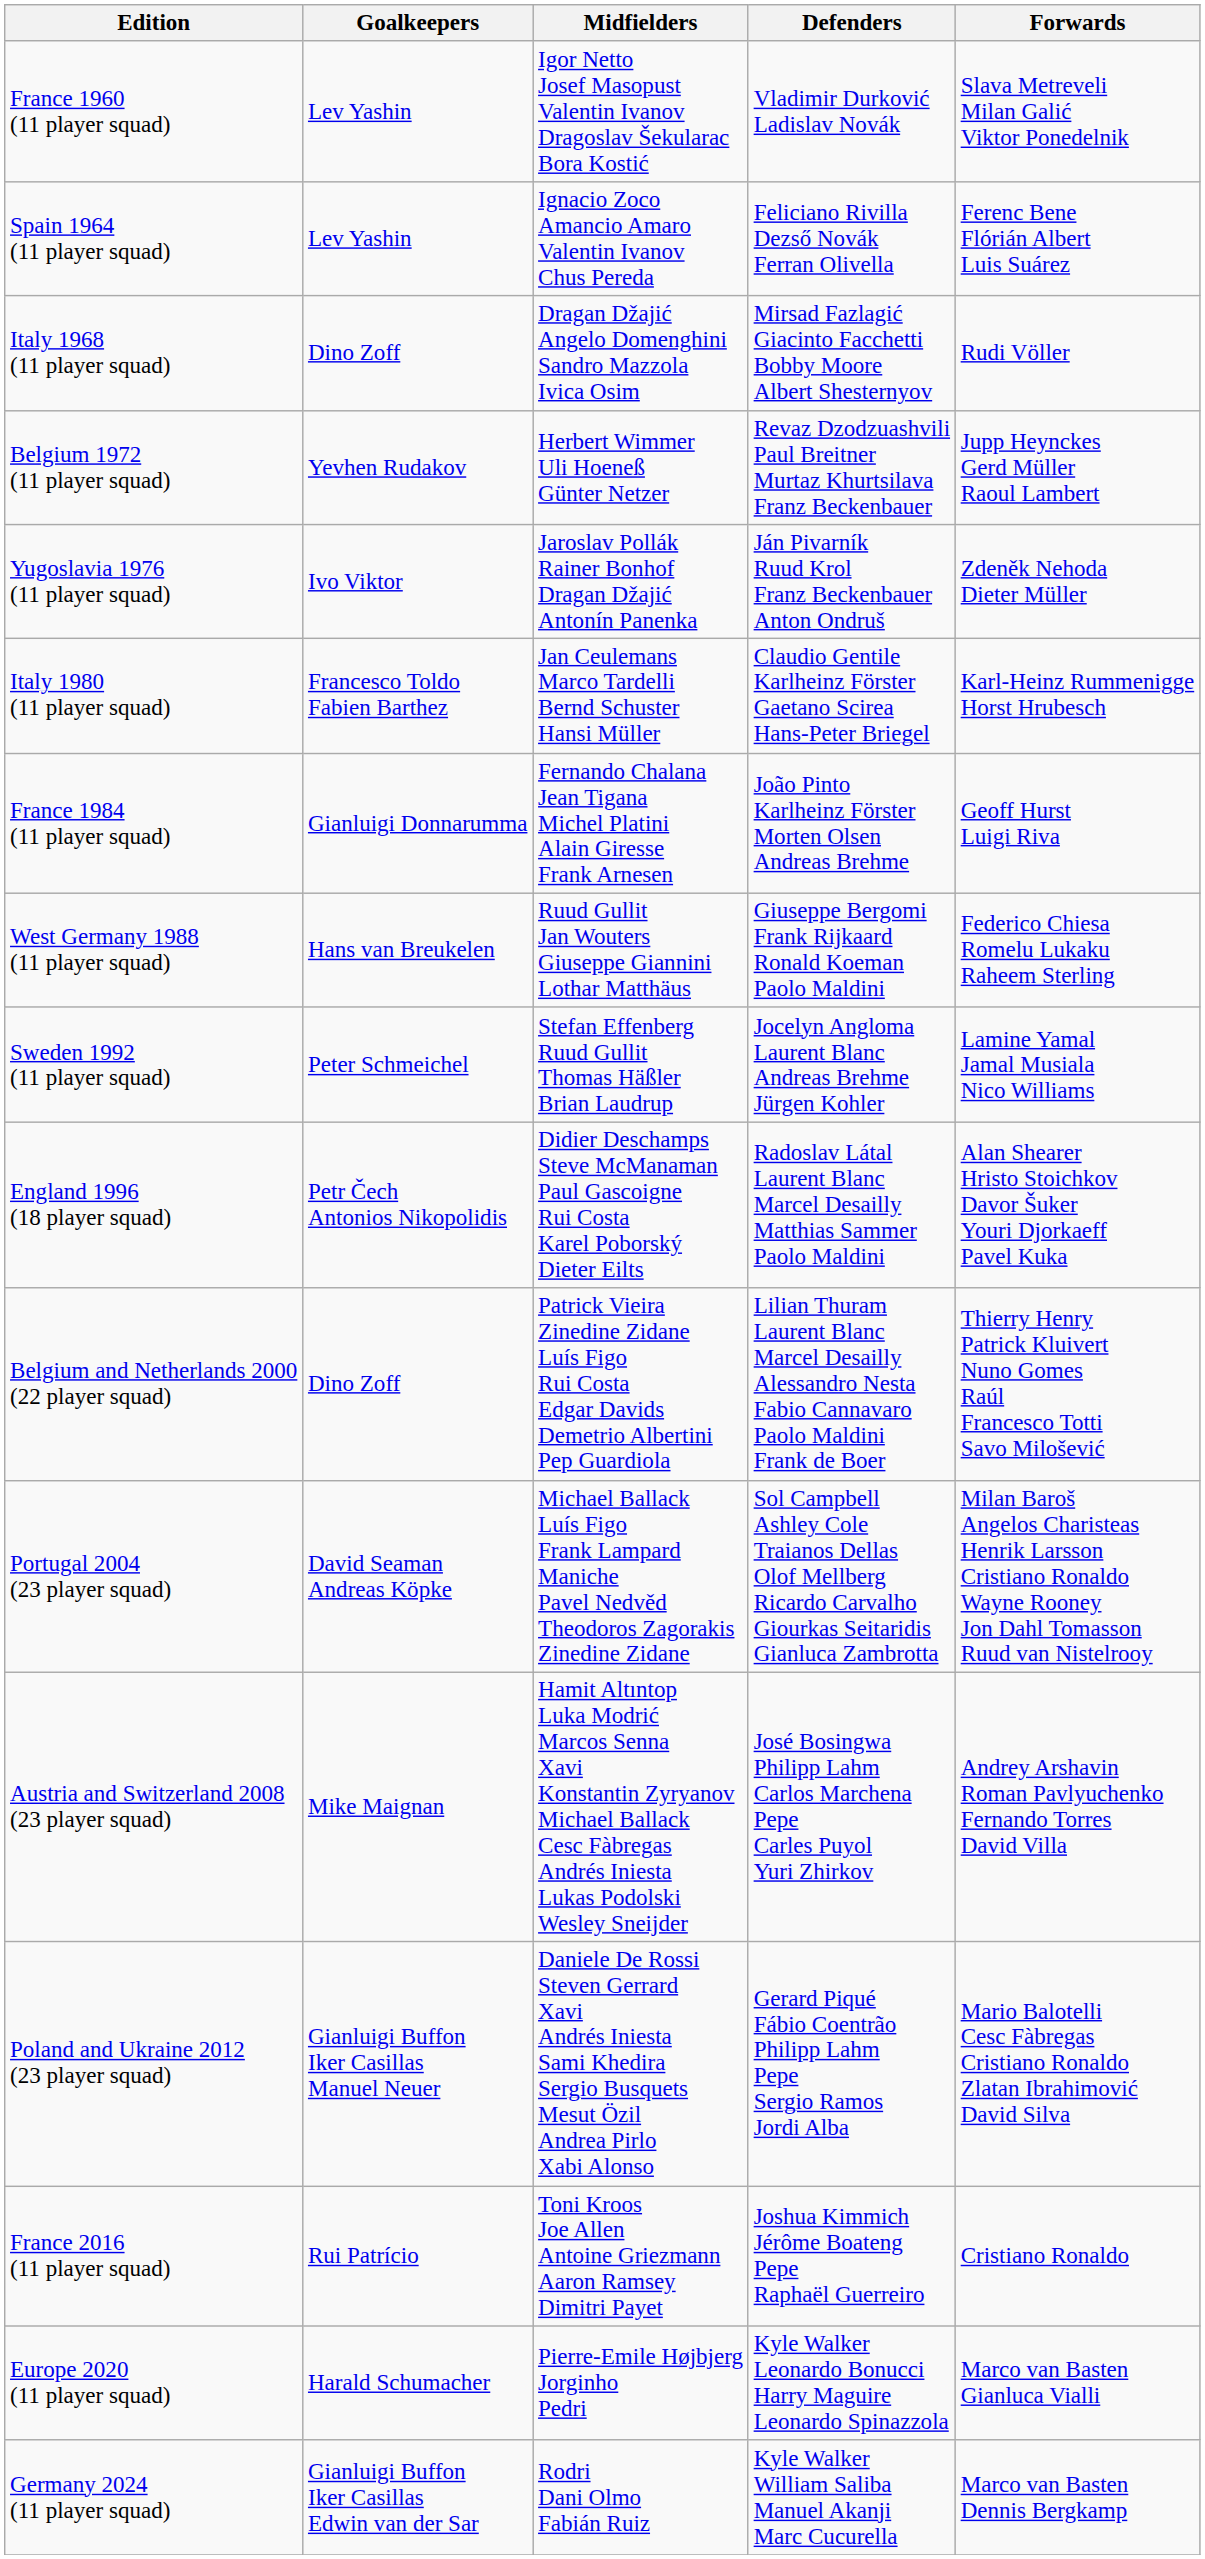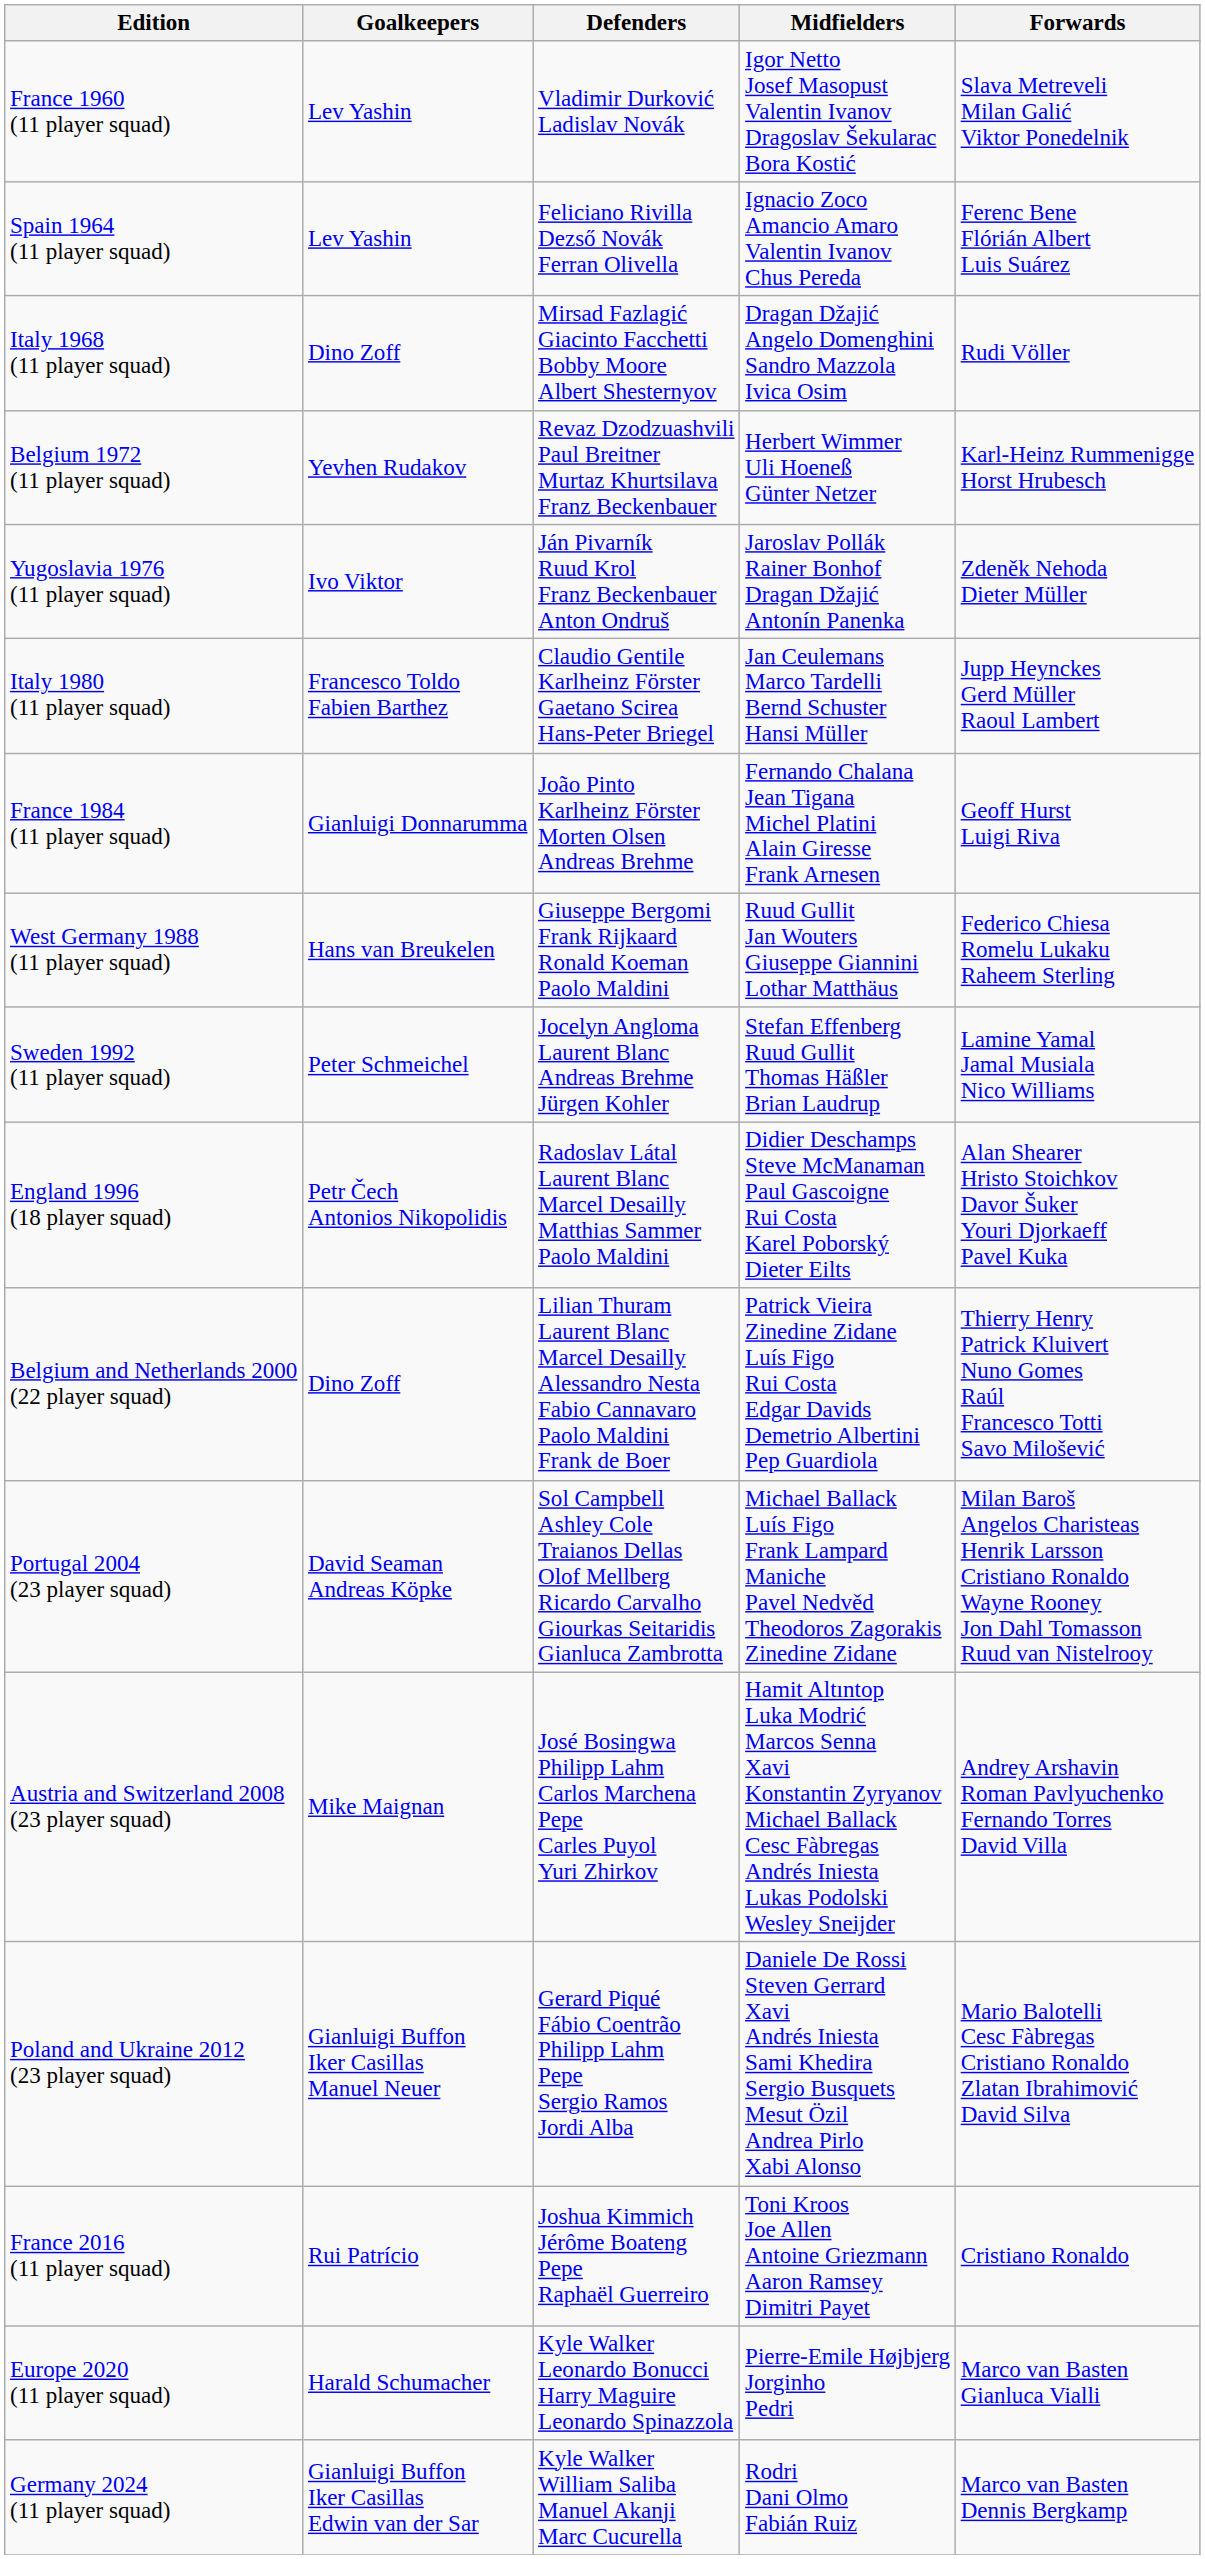columns swapped: (852, 22) <-> (641, 22)
(1031, 467) Jupp Heynckes Gerd Müller Raoul Lambert -> (1077, 467) Karl-Heinz Rummenigge Horst Hrubesch
(1077, 695) Karl-Heinz Rummenigge Horst Hrubesch -> (1031, 695) Jupp Heynckes Gerd Müller Raoul Lambert
